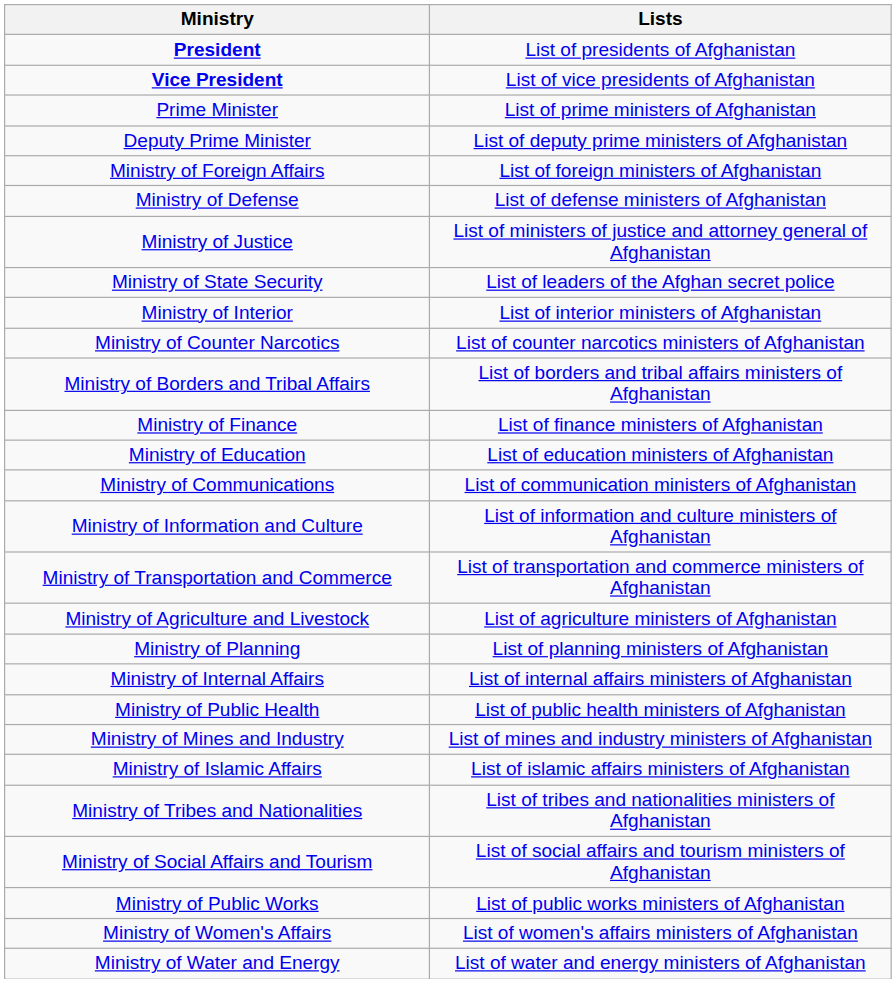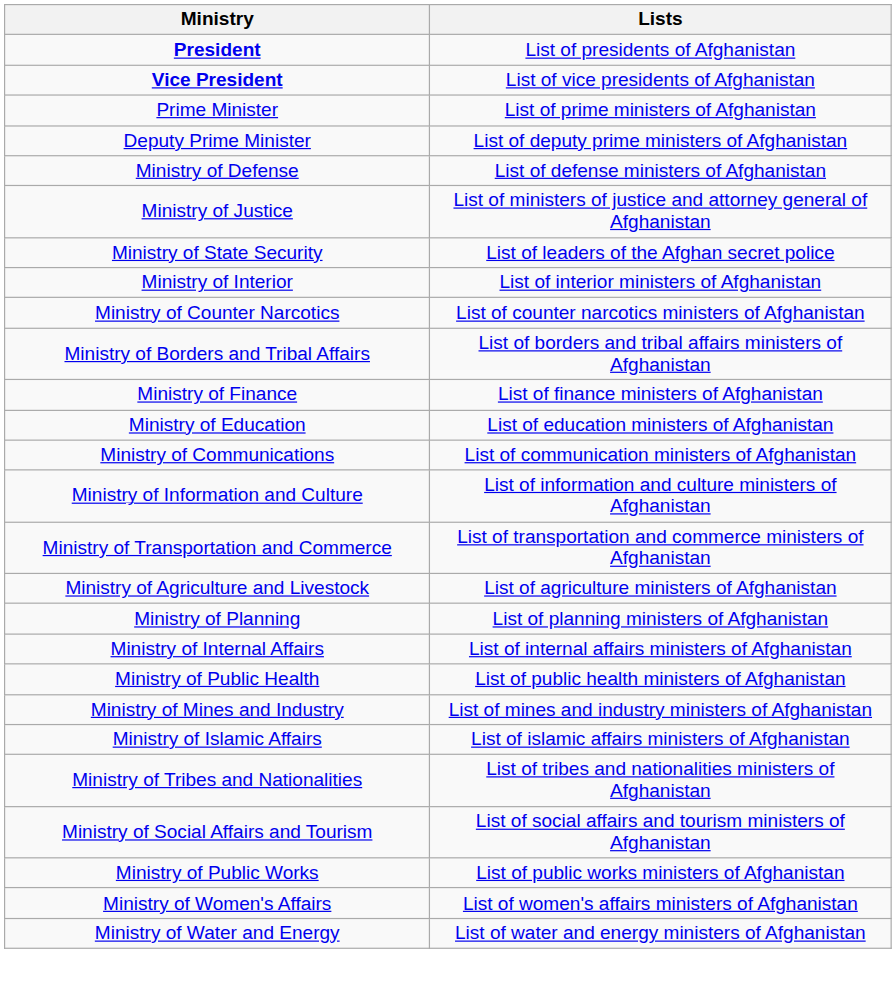- row: (217, 170)
